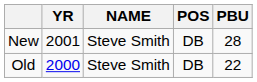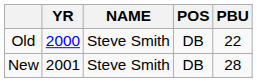rows swapped: (23, 41) <-> (23, 65)
